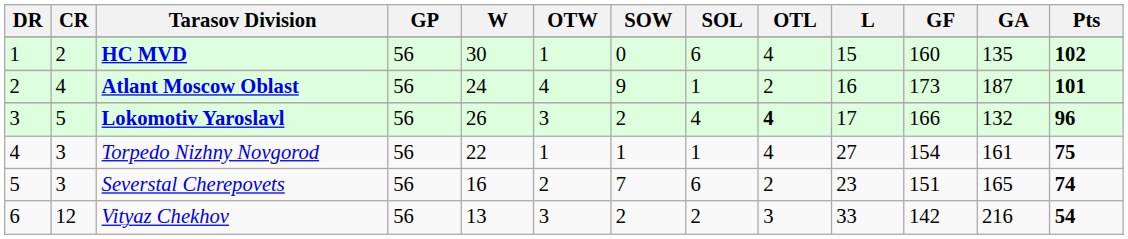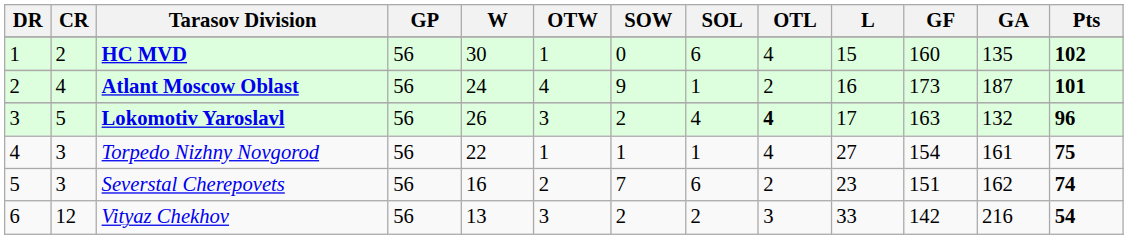(925, 119) 166 -> (925, 119) 163
(997, 184) 165 -> (997, 184) 162
